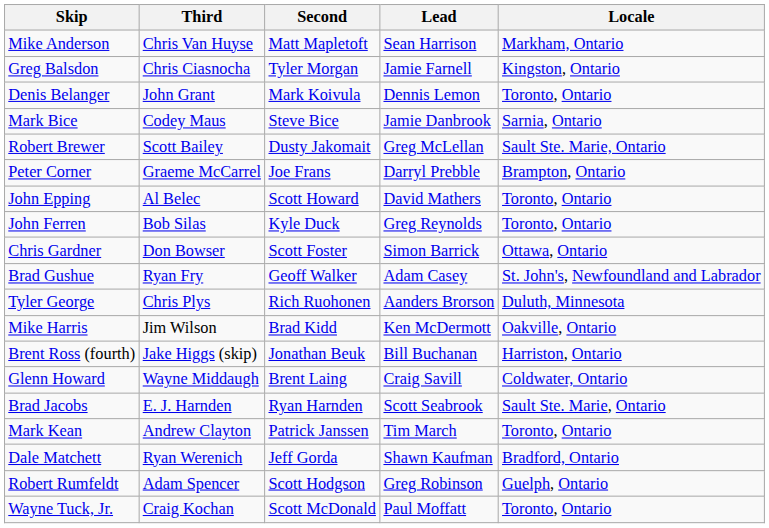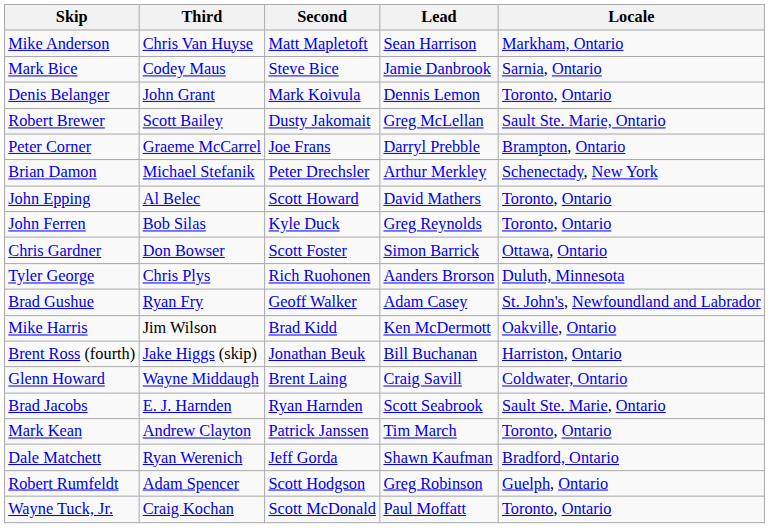- row: (53, 69)
rows swapped: (59, 95) <-> (43, 120)
+ row: (52, 172)
rows swapped: (51, 302) <-> (51, 276)
